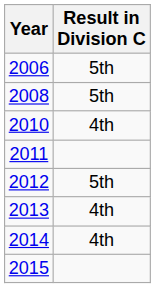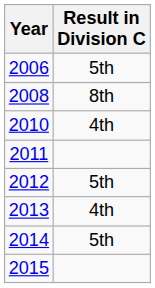(101, 96) 5th -> (101, 96) 8th
(101, 239) 4th -> (101, 239) 5th
